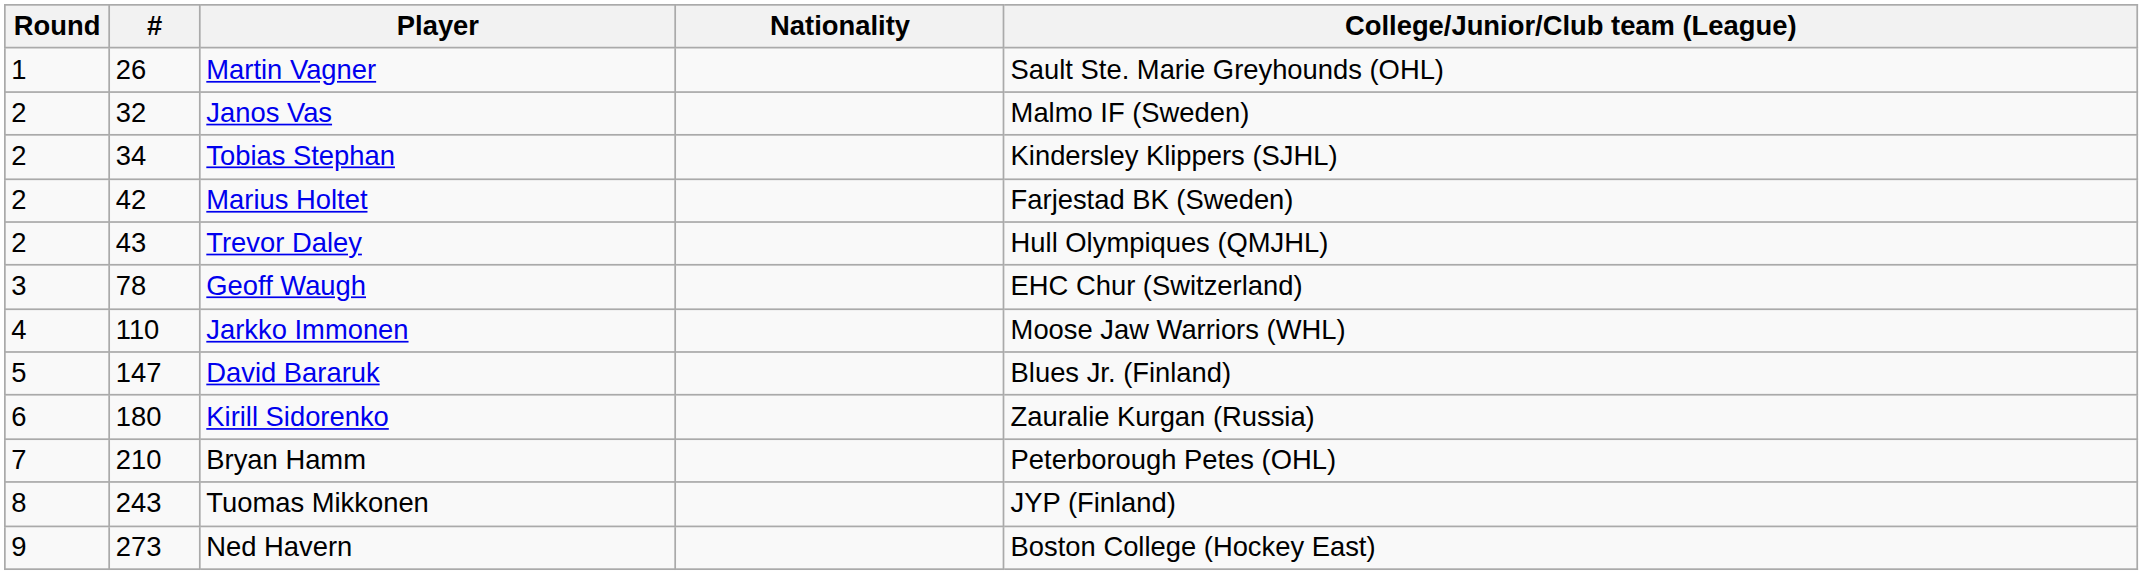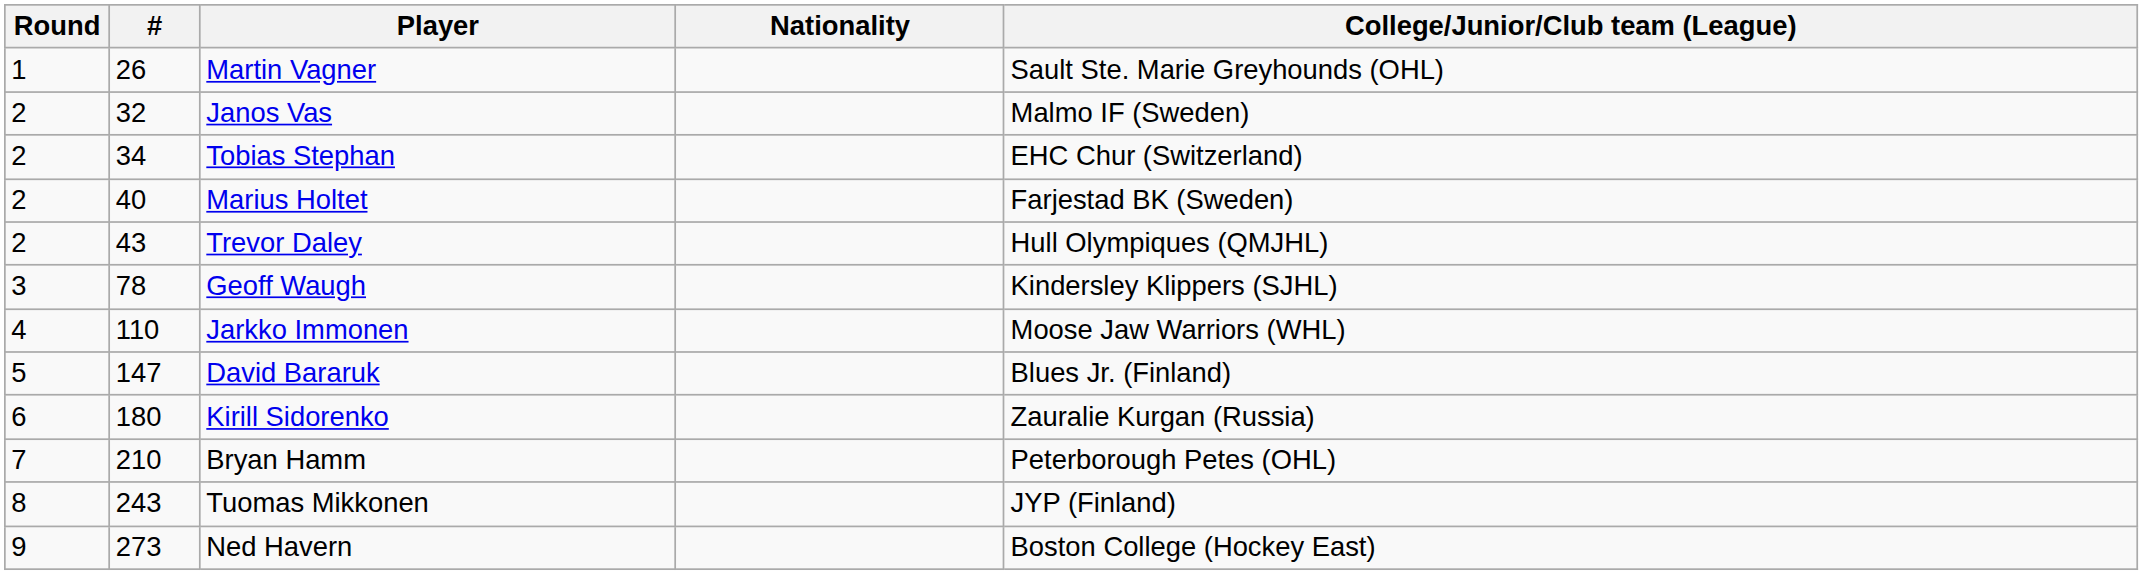(1174, 156) Kindersley Klippers (SJHL) -> (1157, 156) EHC Chur (Switzerland)
(131, 199) 42 -> (131, 199) 40
(1157, 286) EHC Chur (Switzerland) -> (1174, 286) Kindersley Klippers (SJHL)
